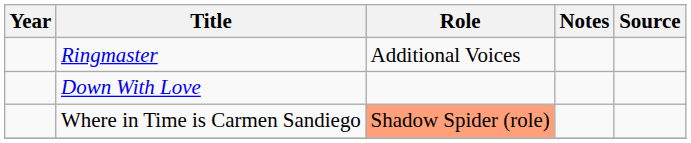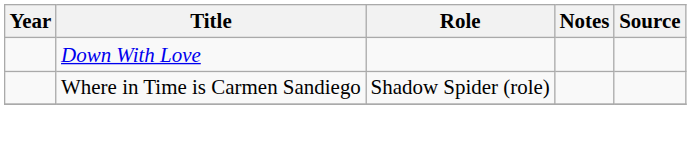- row: (109, 54)
(460, 120) lightsalmon background -> (460, 87) no background
